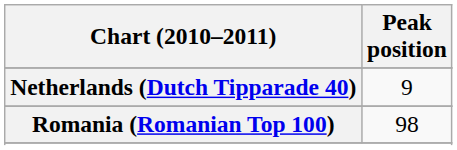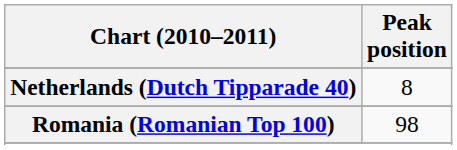(407, 86) 9 -> (407, 86) 8
